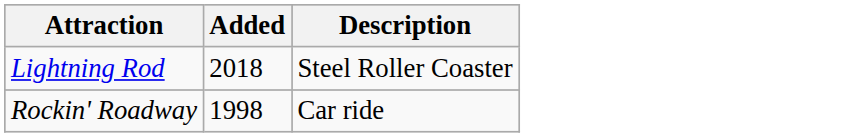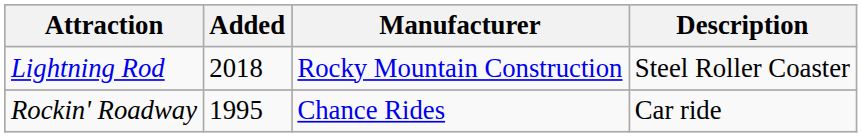+ column: (460, 25)
(236, 110) 1998 -> (236, 110) 1995
